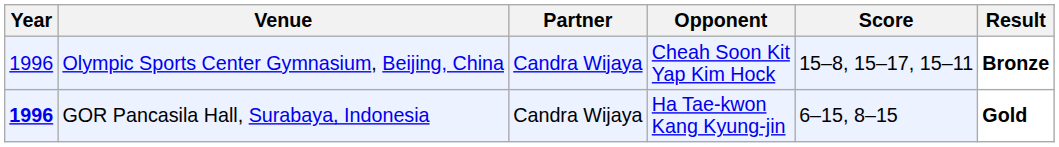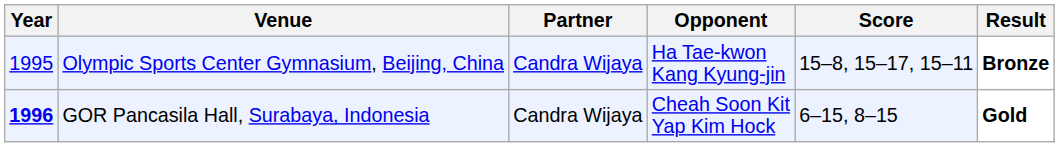(31, 63) 1996 -> (31, 63) 1995
(721, 63) Cheah Soon Kit Yap Kim Hock -> (719, 63) Ha Tae-kwon Kang Kyung-jin
(719, 116) Ha Tae-kwon Kang Kyung-jin -> (721, 116) Cheah Soon Kit Yap Kim Hock
